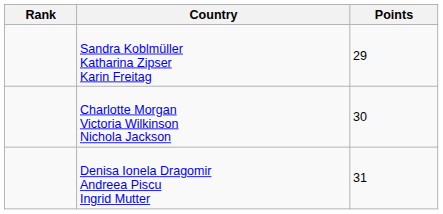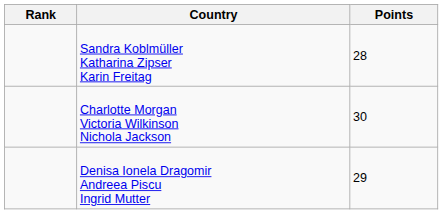(360, 55) 29 -> (360, 55) 28
(360, 178) 31 -> (360, 178) 29
